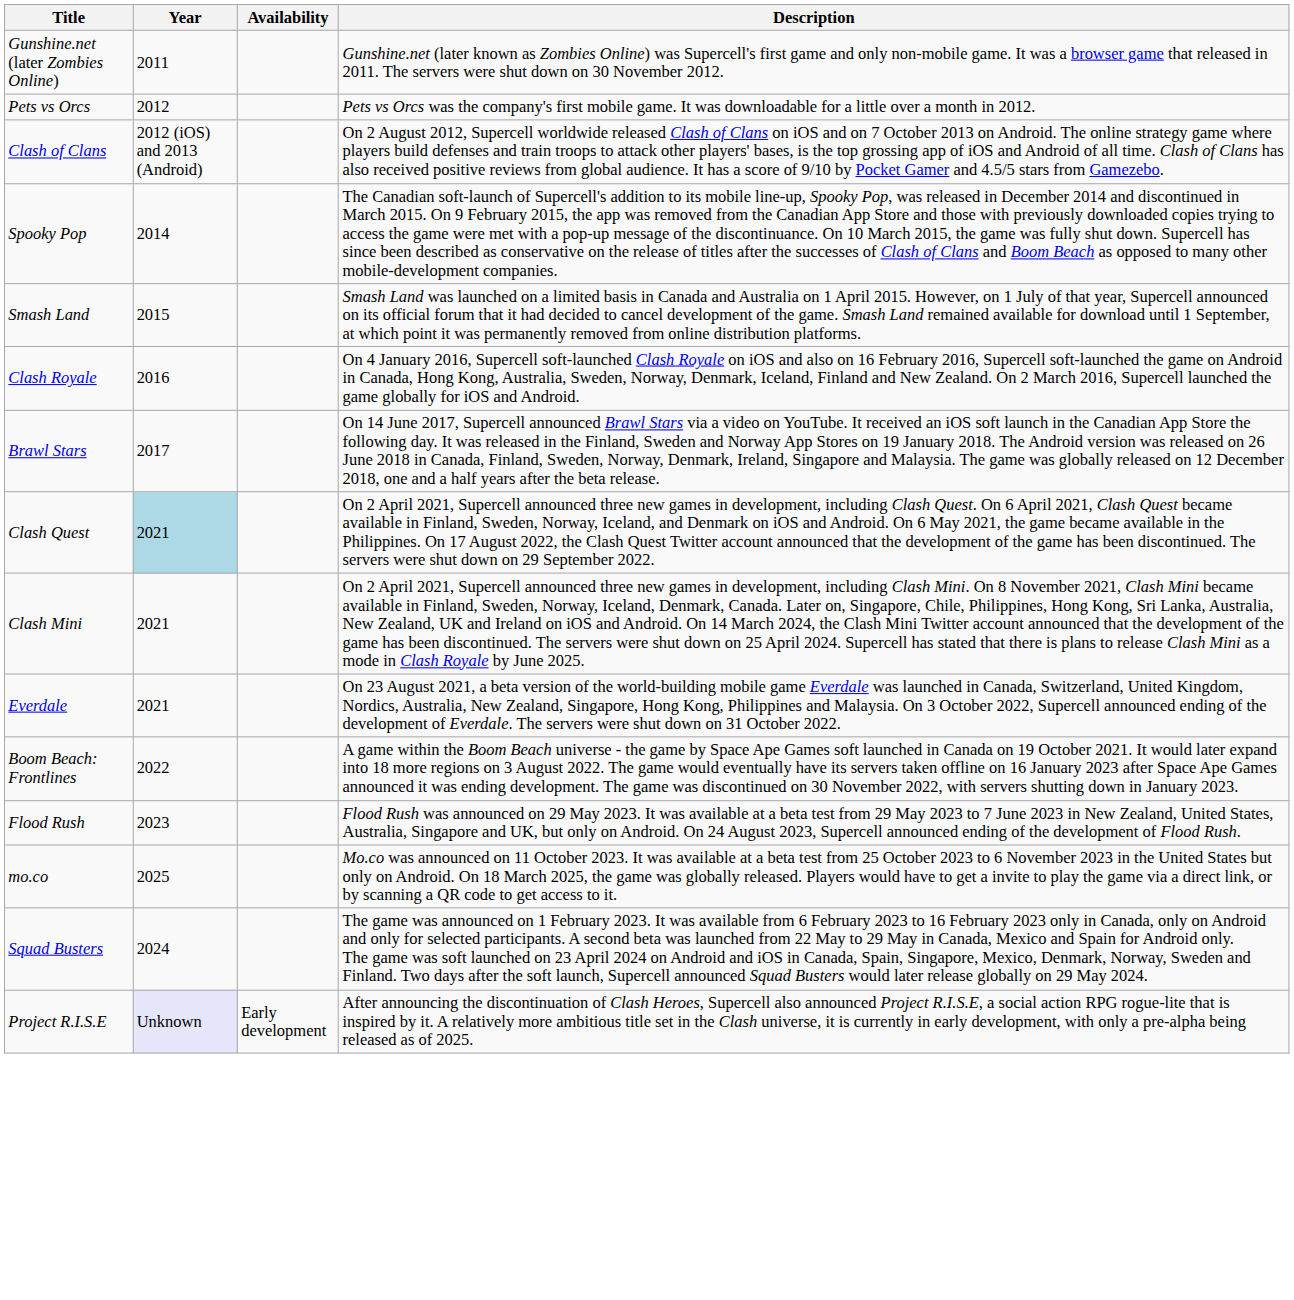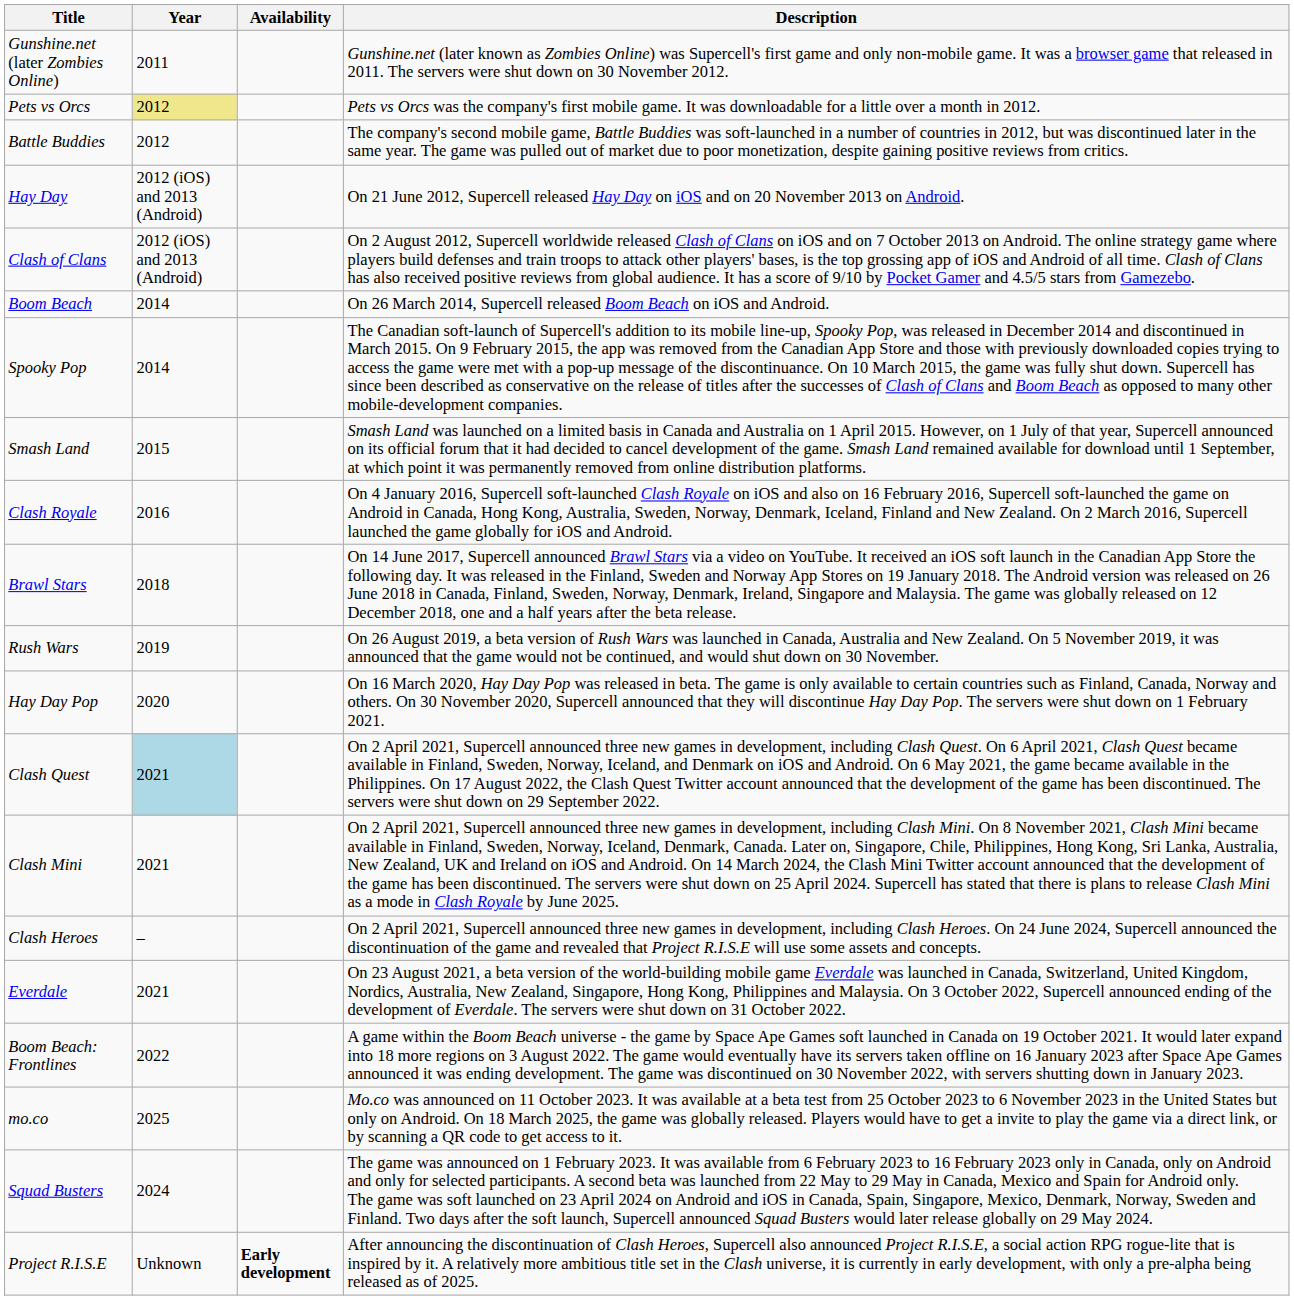(153, 106) no background -> (153, 106) khaki background
+ row: (57, 142)
+ row: (38, 196)
+ row: (50, 304)
(153, 450) 2017 -> (153, 584) 2018
+ row: (43, 648)
+ row: (53, 702)
+ row: (53, 938)
- row: (47, 822)
(169, 1021) lavender background -> (169, 1263) no background
(284, 1021) normal -> (286, 1263) bold
